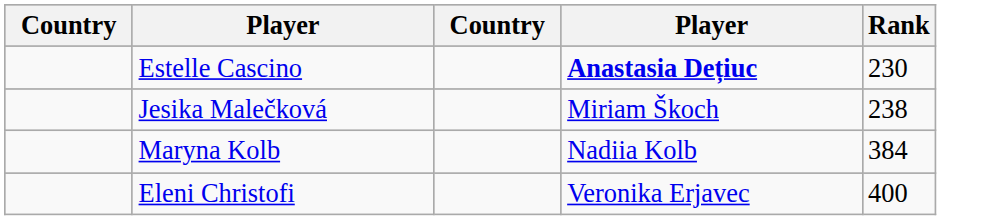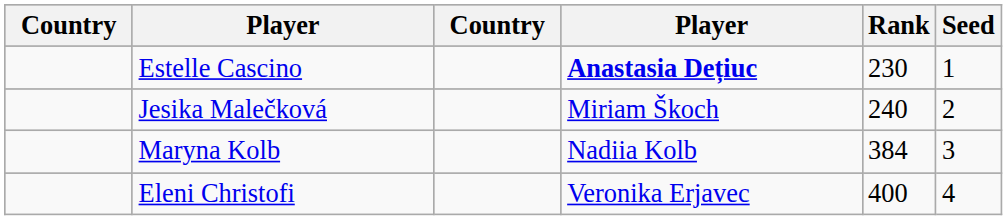+ column: (968, 25)
(888, 109) 238 -> (888, 109) 240
